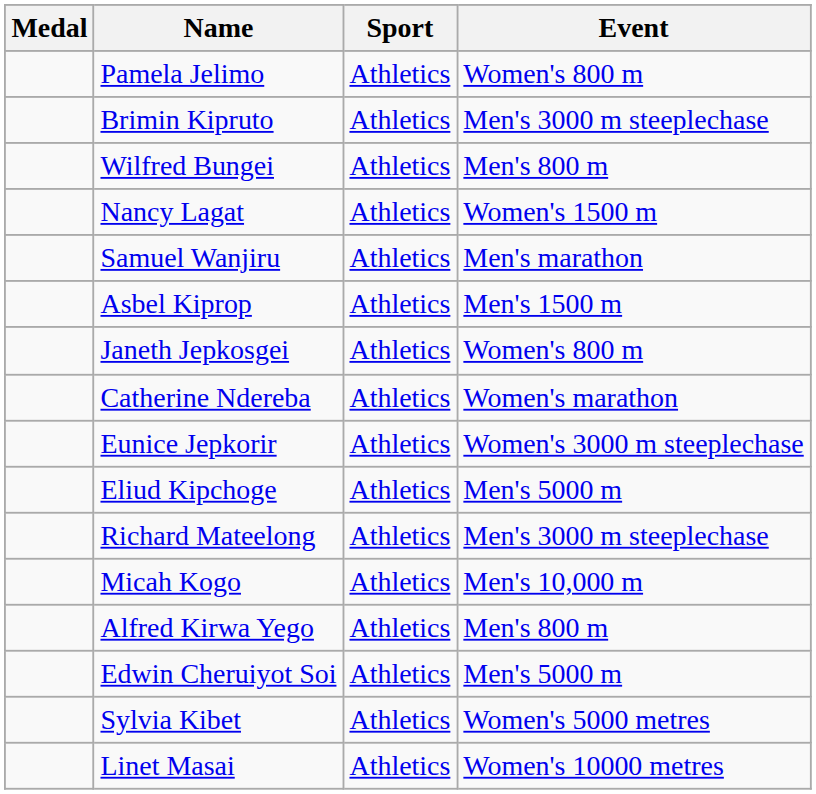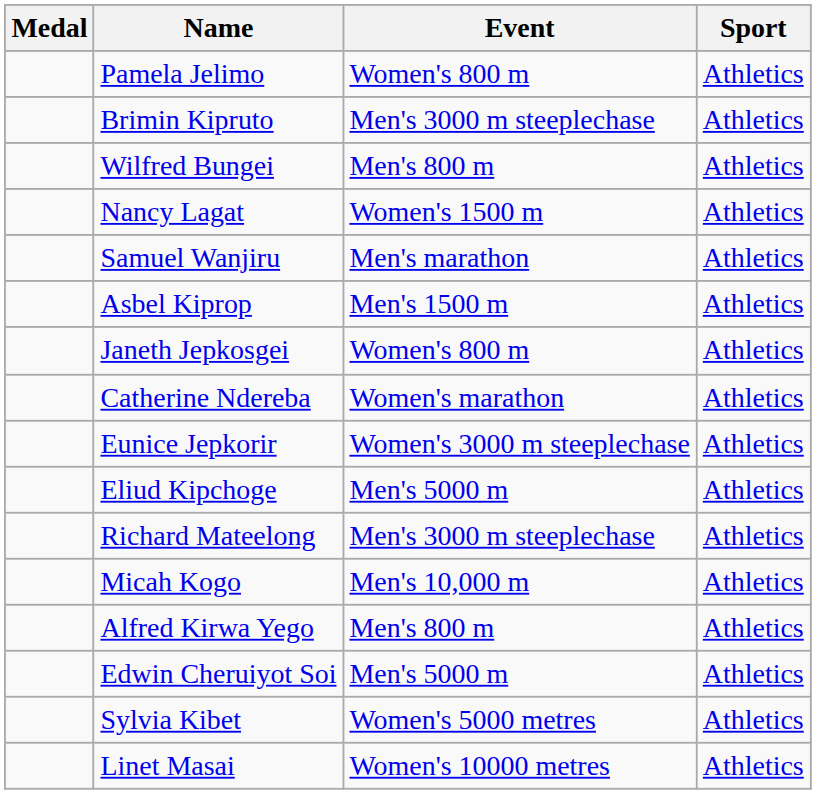columns swapped: (400, 27) <-> (634, 27)
